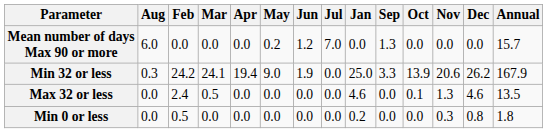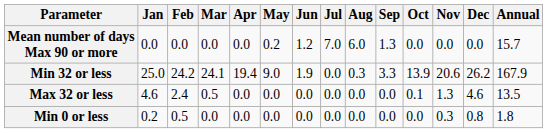columns swapped: (361, 15) <-> (153, 15)
